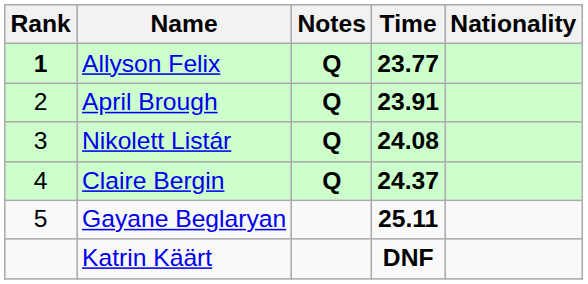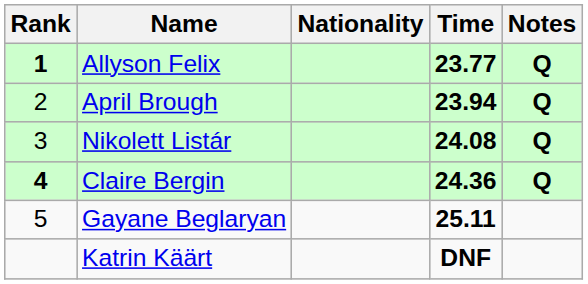columns swapped: (513, 24) <-> (332, 24)
(408, 102) 23.91 -> (466, 102) 23.94
(41, 180) normal -> (41, 180) bold
(408, 180) 24.37 -> (466, 180) 24.36
